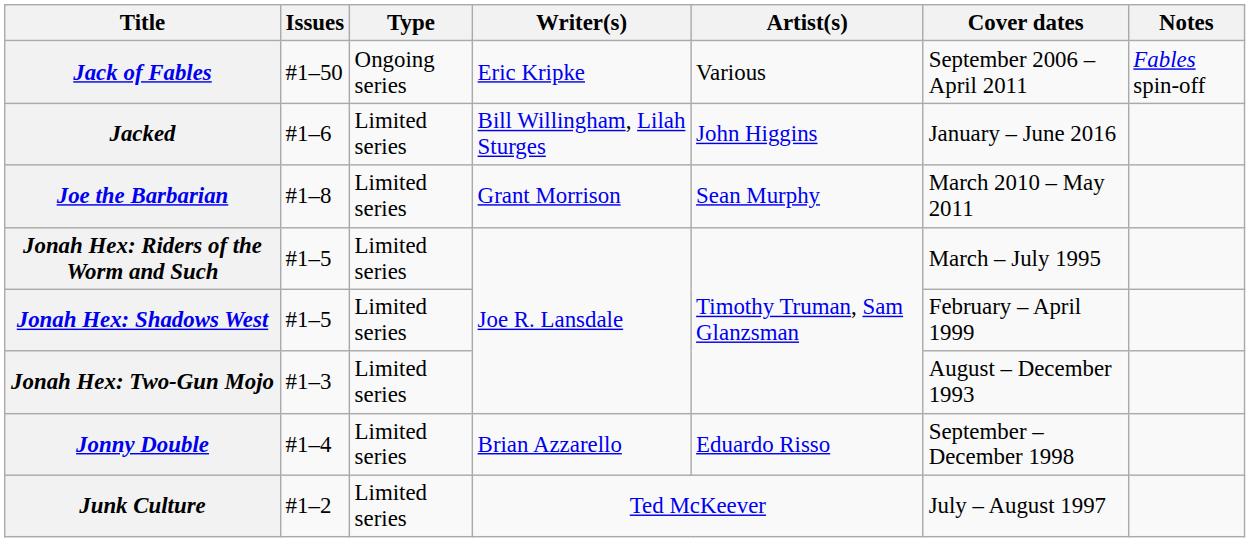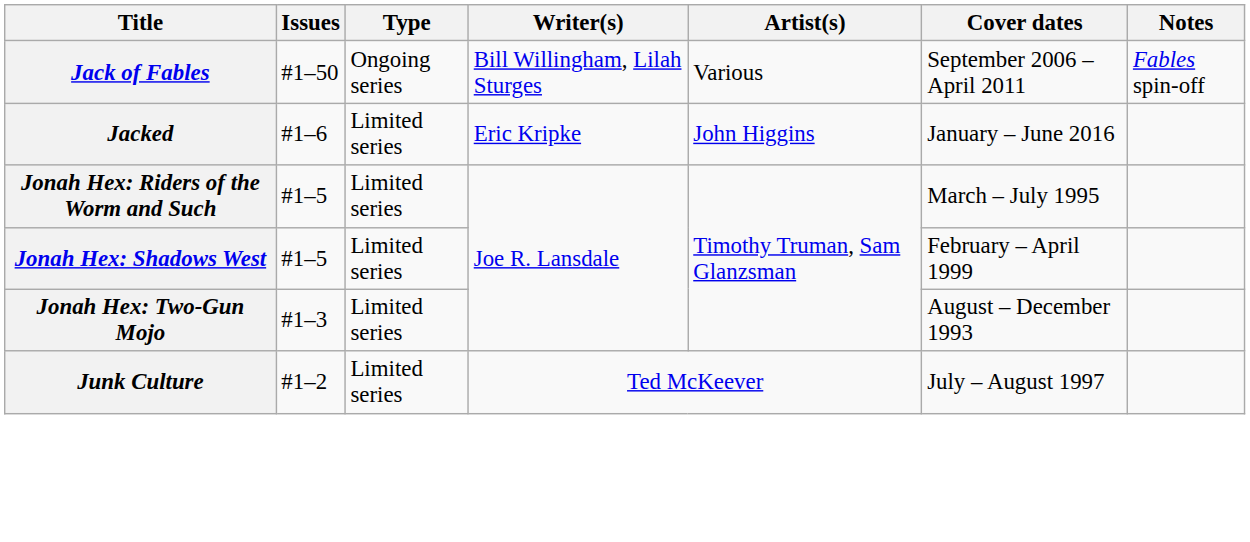(531, 71) Eric Kripke -> (578, 71) Bill Willingham, Lilah Sturges
(581, 133) Bill Willingham, Lilah Sturges -> (527, 133) Eric Kripke
- row: (142, 195)
- row: (143, 443)
